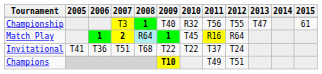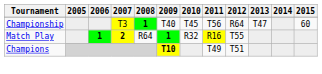(191, 24) R32 -> (191, 24) T45
(237, 24) T55 -> (237, 24) R64
(306, 24) 61 -> (306, 24) 60
(145, 37) paleturquoise background -> (145, 37) no background
(191, 37) T45 -> (191, 37) R32
(237, 37) R64 -> (237, 37) T55
- row: (35, 50)
